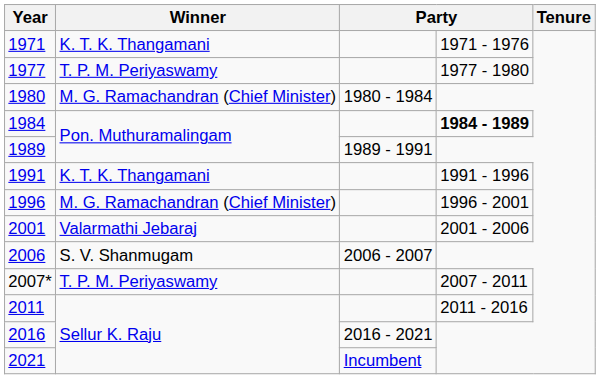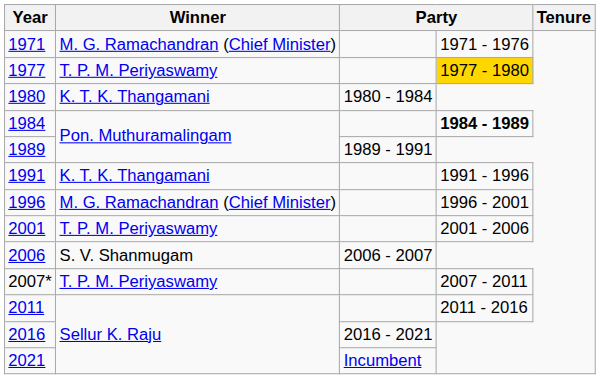(135, 44) K. T. K. Thangamani -> (198, 44) M. G. Ramachandran (Chief Minister)
(485, 70) no background -> (485, 70) gold background
(198, 96) M. G. Ramachandran (Chief Minister) -> (135, 96) K. T. K. Thangamani
(128, 228) Valarmathi Jebaraj -> (138, 228) T. P. M. Periyaswamy
